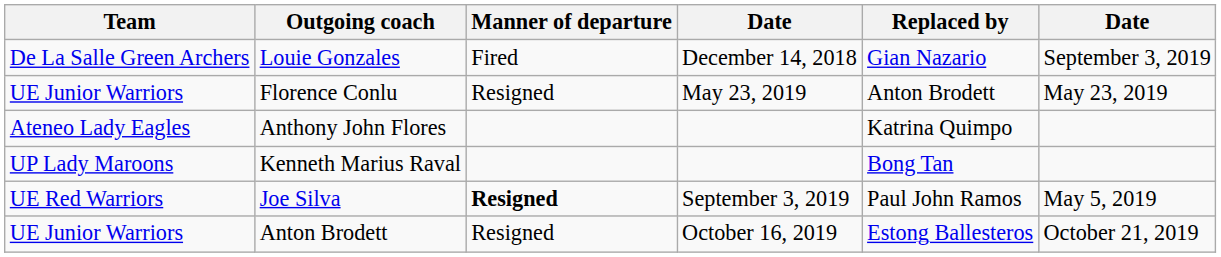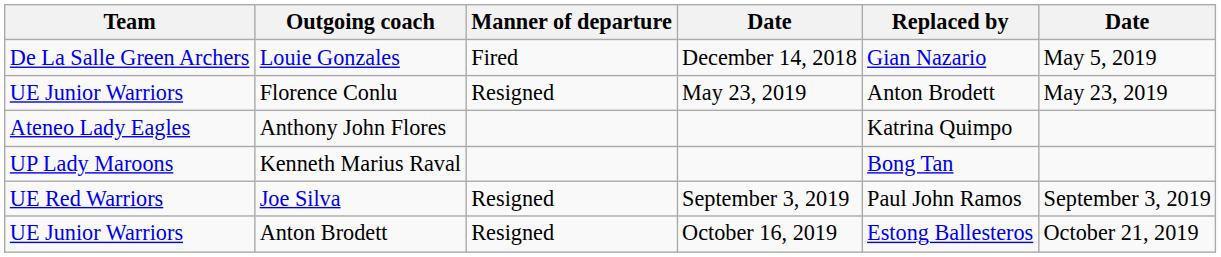(1127, 57) September 3, 2019 -> (1100, 57) May 5, 2019
(515, 198) bold -> (513, 198) normal
(1100, 198) May 5, 2019 -> (1127, 198) September 3, 2019
